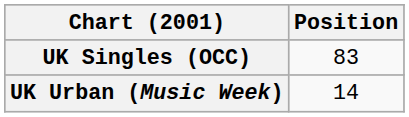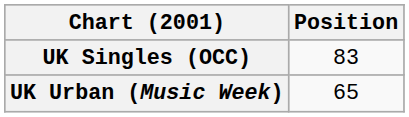(346, 93) 14 -> (346, 93) 65
